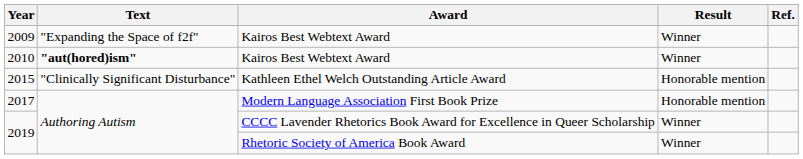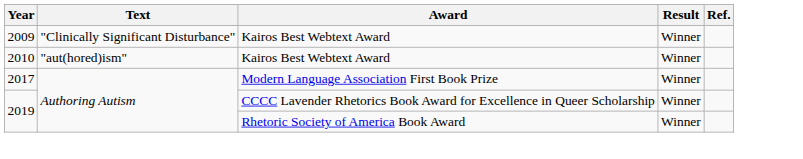(120, 36) "Expanding the Space of f2f" -> (138, 36) "Clinically Significant Disturbance"
(89, 57) bold -> (84, 57) normal
- row: (21, 79)
(713, 100) Honorable mention -> (681, 79) Winner
